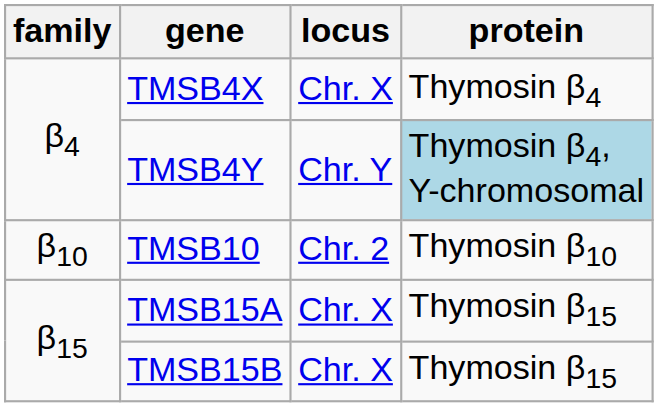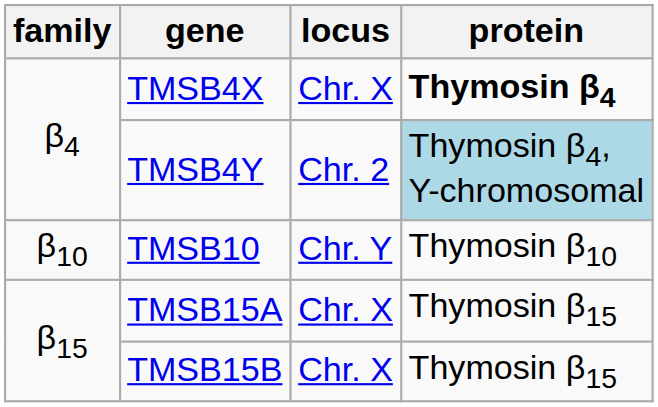(505, 90) normal -> (512, 90) bold
(345, 168) Chr. Y -> (344, 168) Chr. 2
(344, 248) Chr. 2 -> (345, 248) Chr. Y
